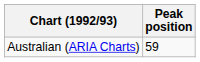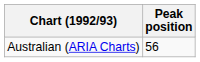(152, 47) 59 -> (152, 47) 56
